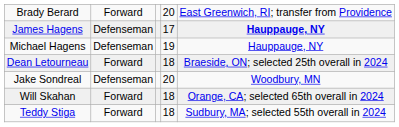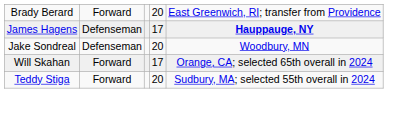- row: (48, 46)
- row: (48, 63)
(169, 96) 18 -> (158, 63) 17
(169, 113) 18 -> (158, 79) 20
